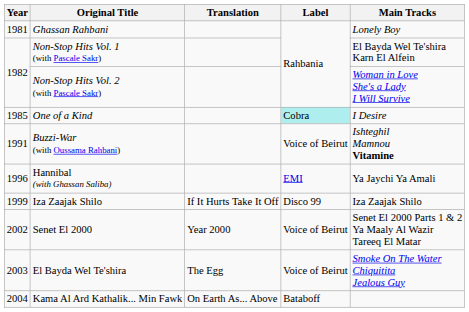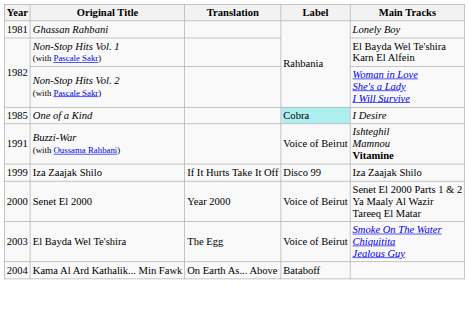- row: (72, 178)
(17, 230) 2002 -> (17, 201) 2000
